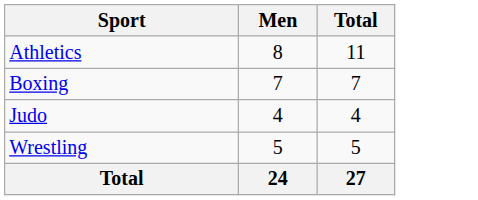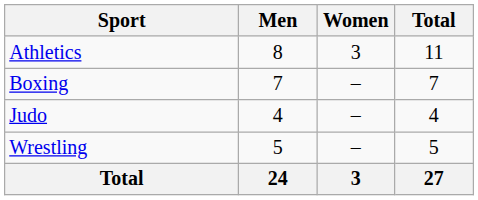+ column: (356, 20)
